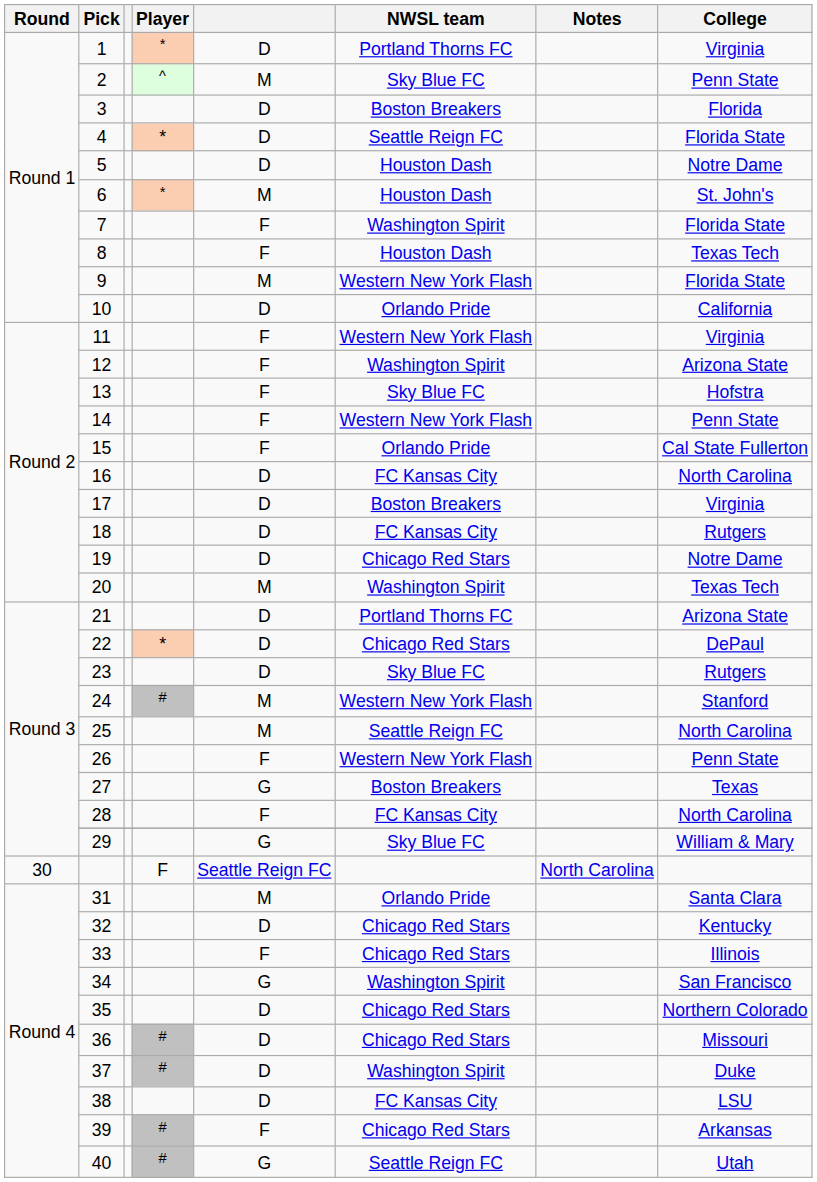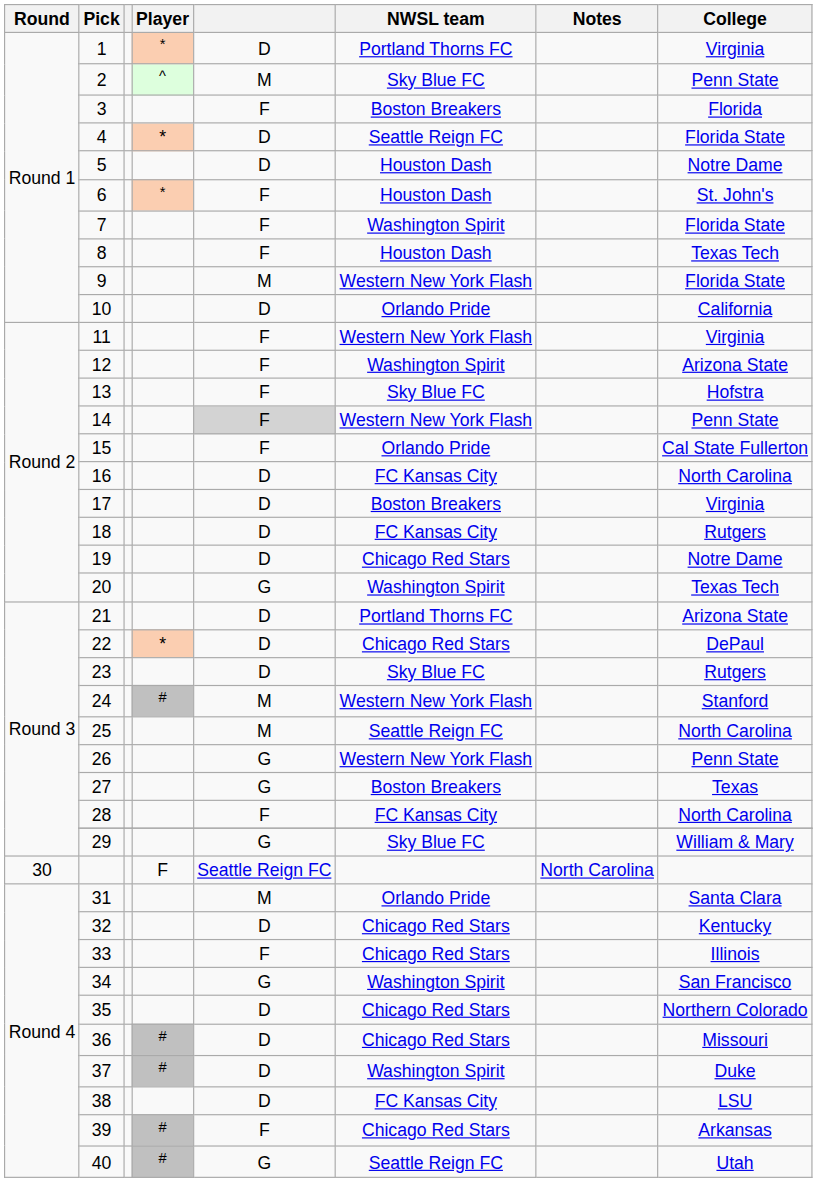(264, 110) D -> (264, 110) F
(264, 195) M -> (264, 195) F
(264, 420) no background -> (264, 420) lightgrey background
(264, 588) M -> (264, 588) G
(264, 759) F -> (264, 759) G
